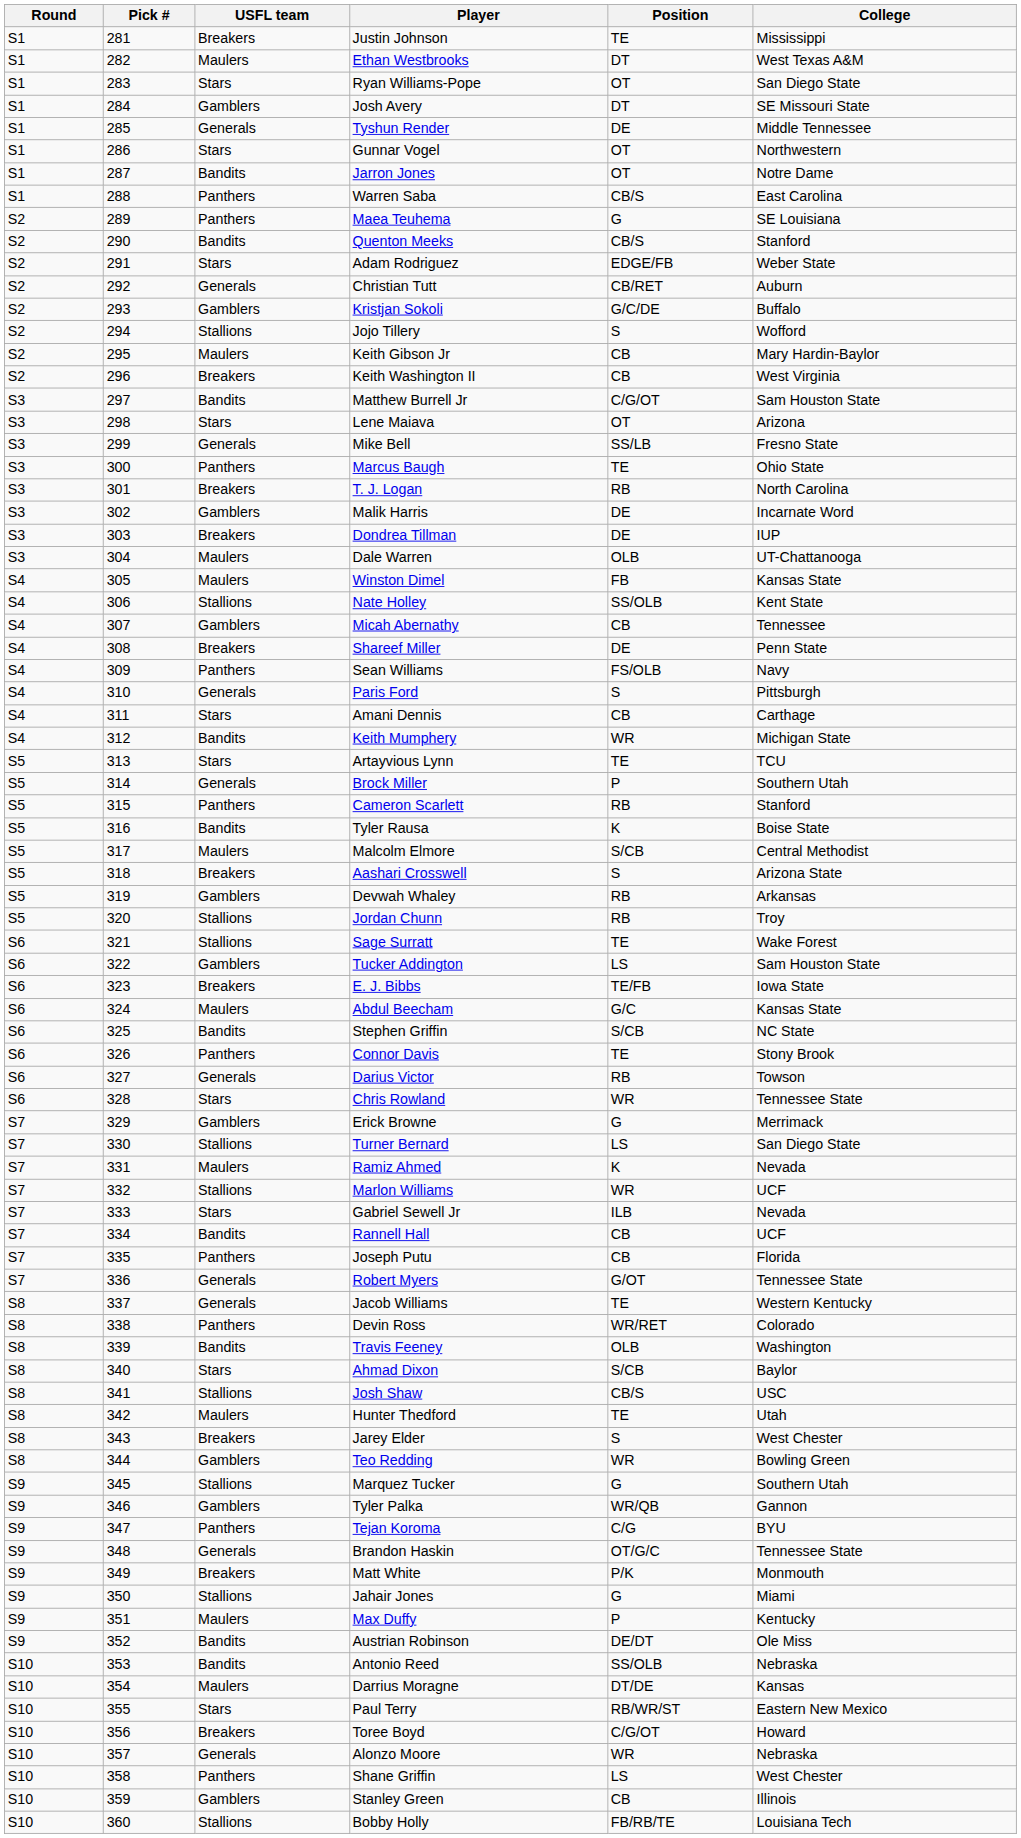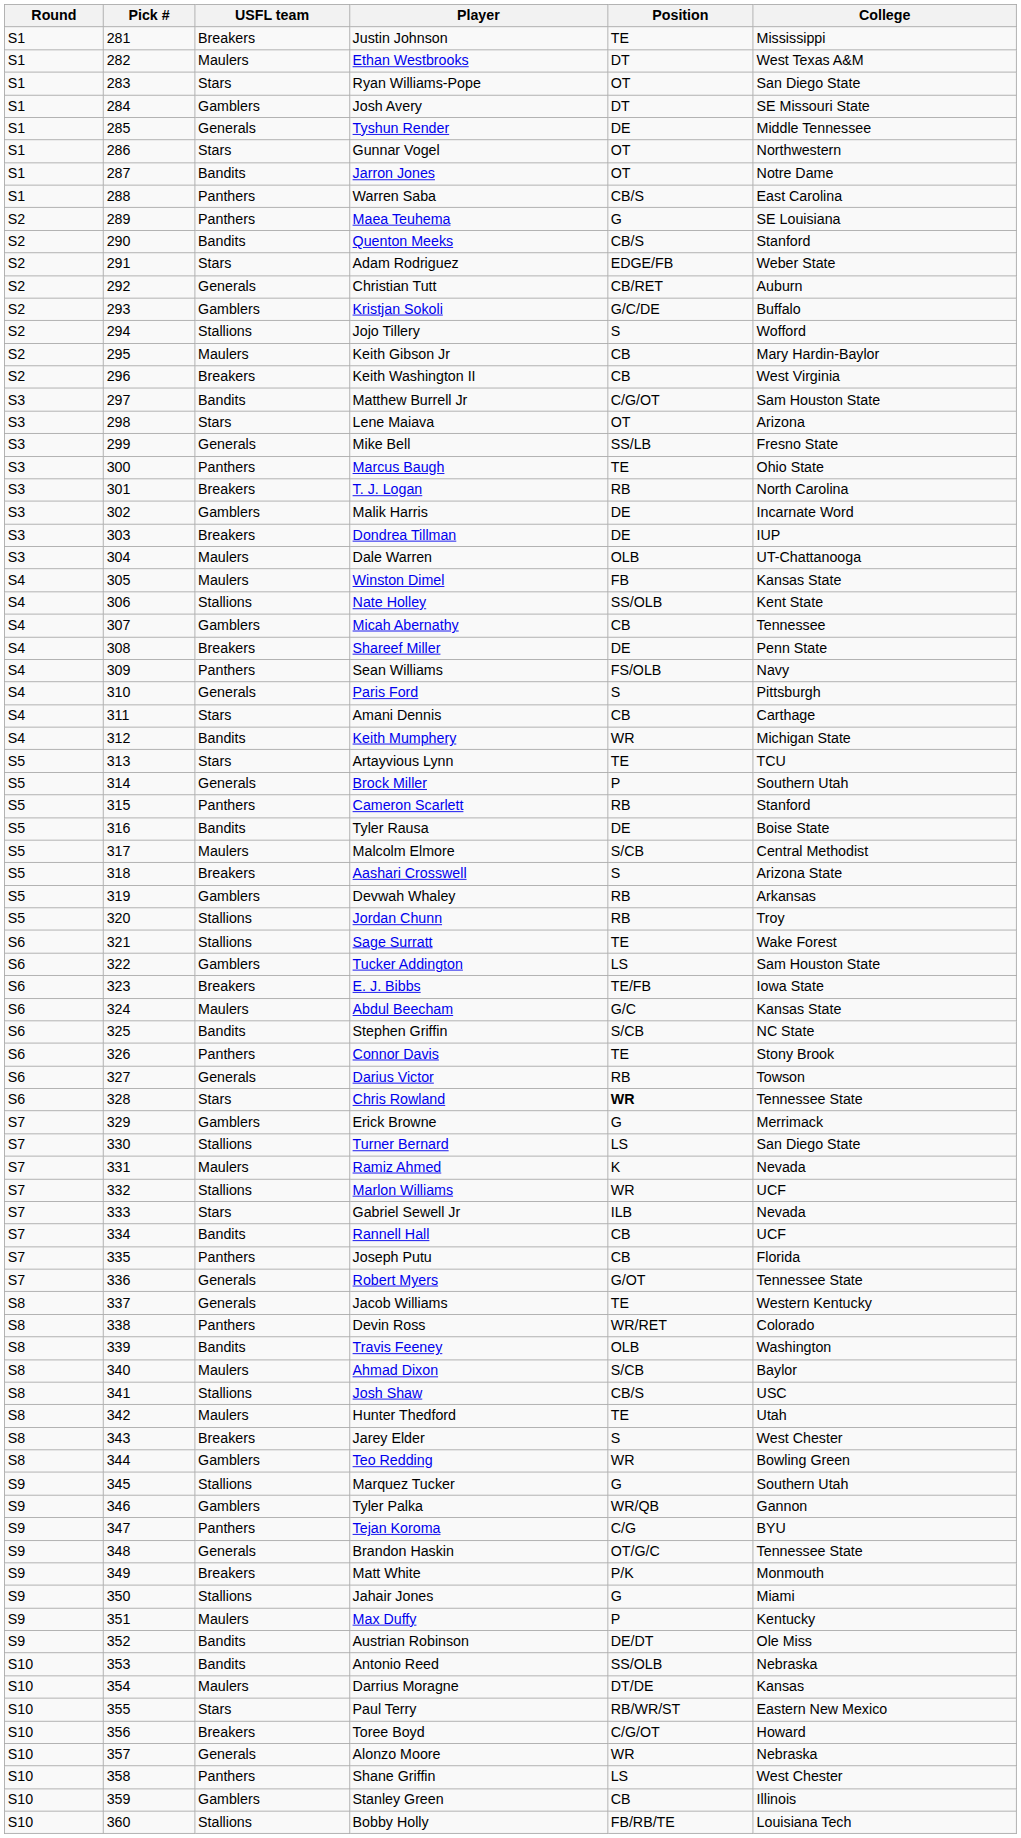(615, 828) K -> (621, 828) DE
(623, 1099) normal -> (623, 1099) bold
(215, 1370) Stars -> (223, 1370) Maulers
